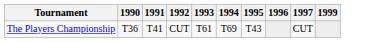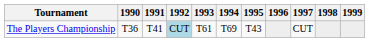+ column: (328, 12)
(179, 29) no background -> (179, 29) lightblue background
